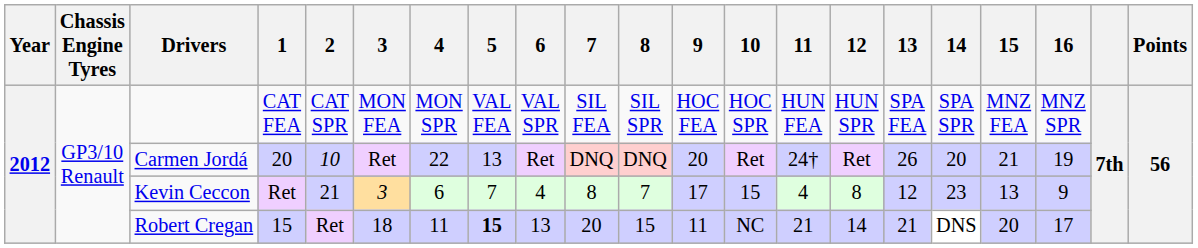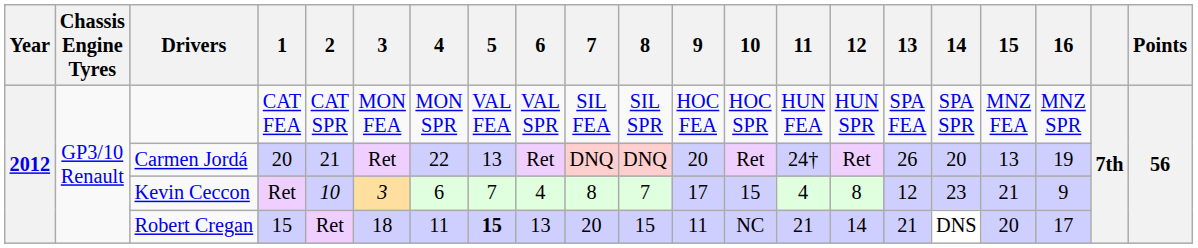(330, 159) 10 -> (330, 159) 21
(1009, 159) 21 -> (1009, 159) 13
(330, 192) 21 -> (330, 192) 10
(1009, 192) 13 -> (1009, 192) 21
